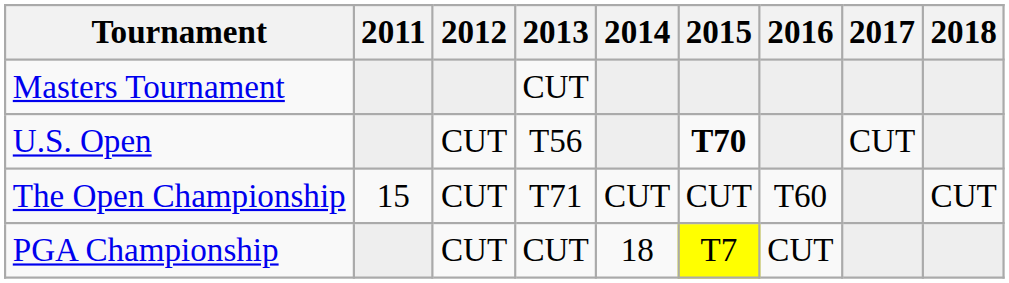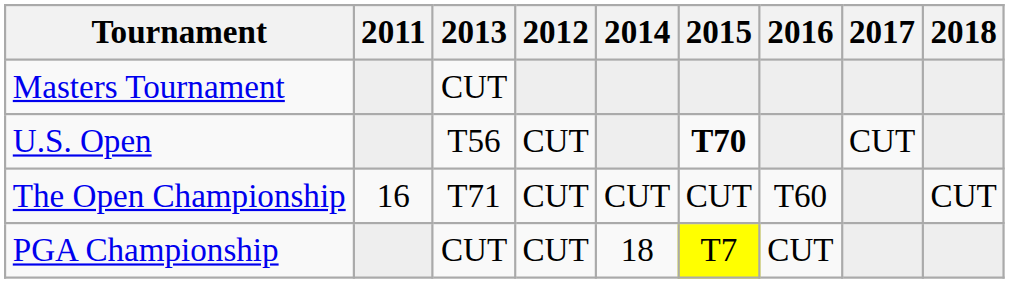columns swapped: (474, 32) <-> (556, 32)
(393, 195) 15 -> (393, 195) 16
